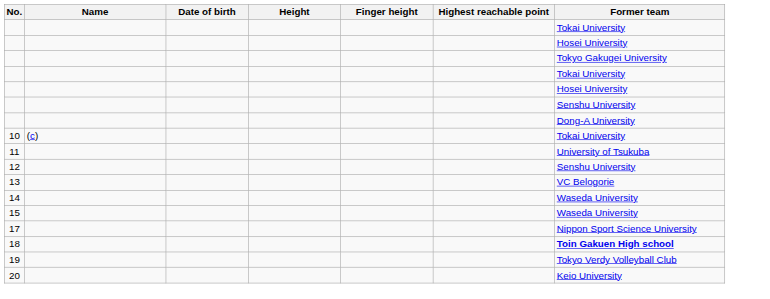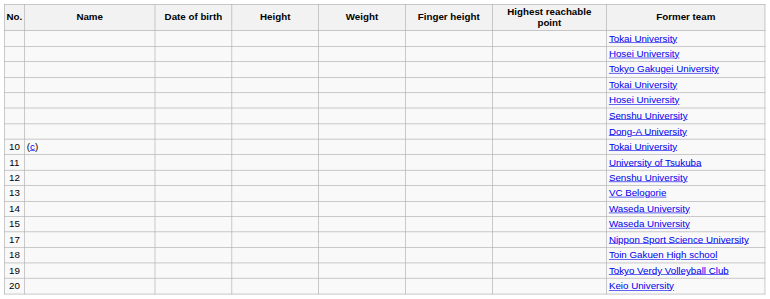+ column: (362, 17)
(615, 244) bold -> (663, 255) normal
